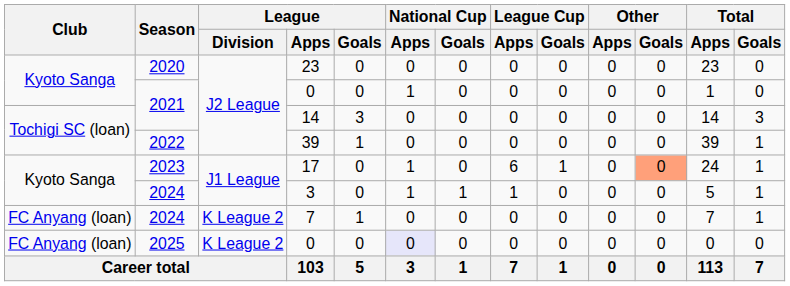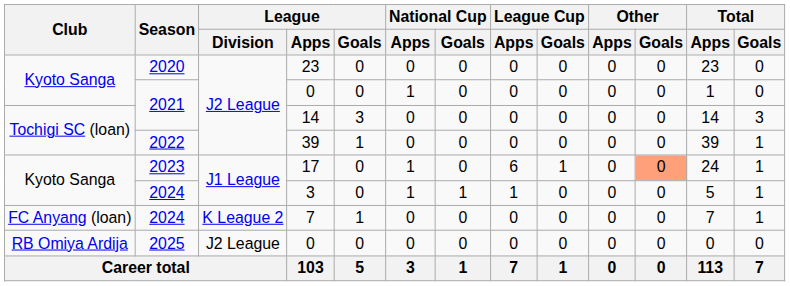(70, 243) FC Anyang (loan) -> (70, 243) RB Omiya Ardija
(243, 243) K League 2 -> (243, 243) J2 League
(410, 243) lavender background -> (410, 243) no background
